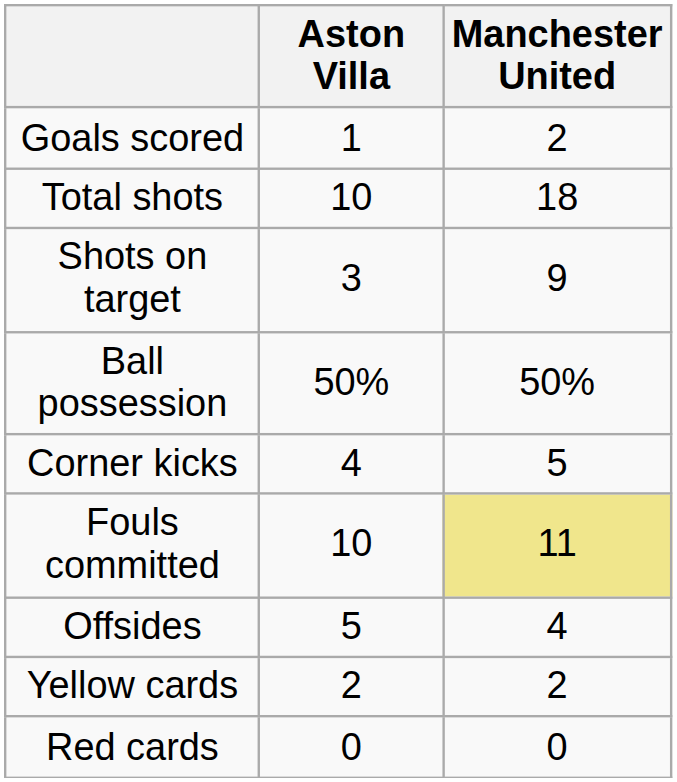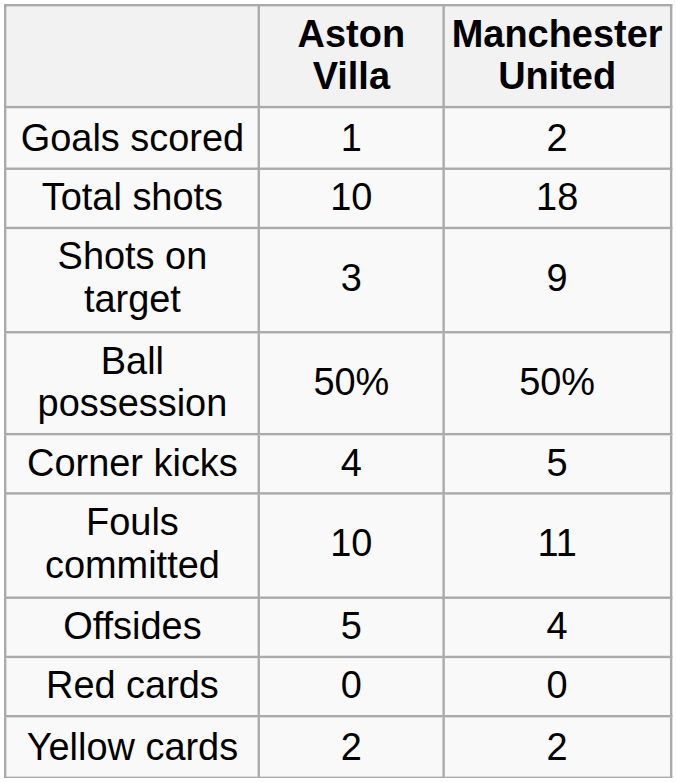(557, 544) khaki background -> (557, 544) no background
rows swapped: (132, 686) <-> (132, 746)
